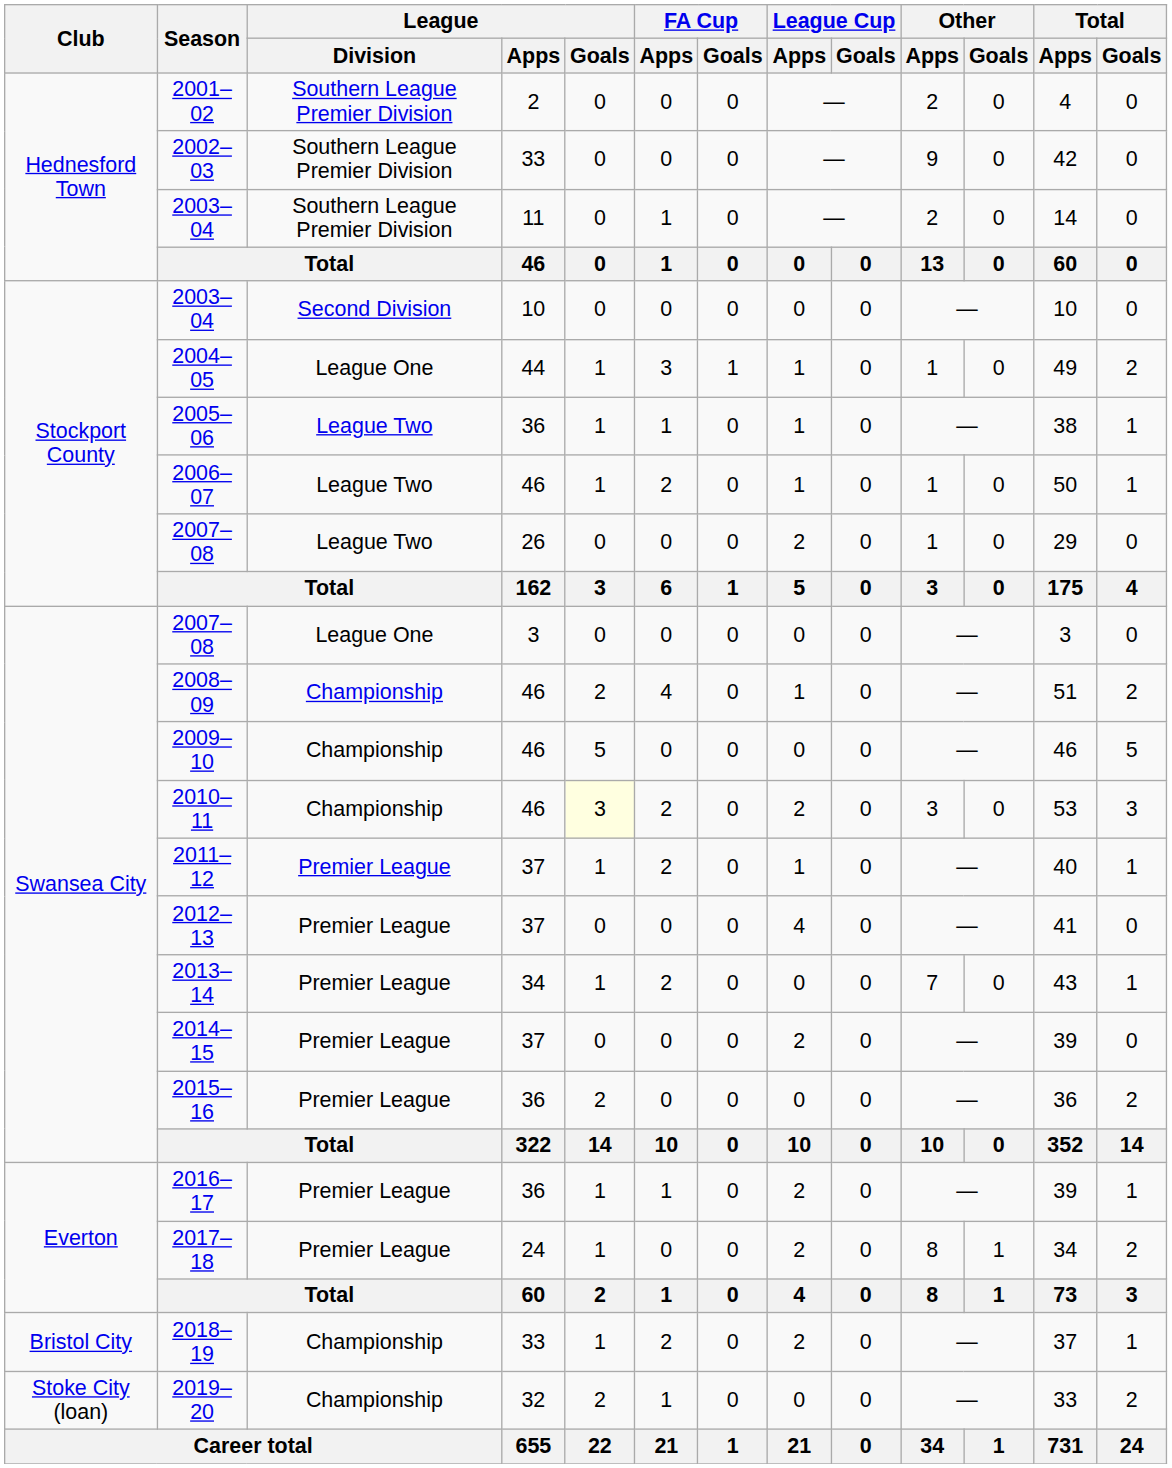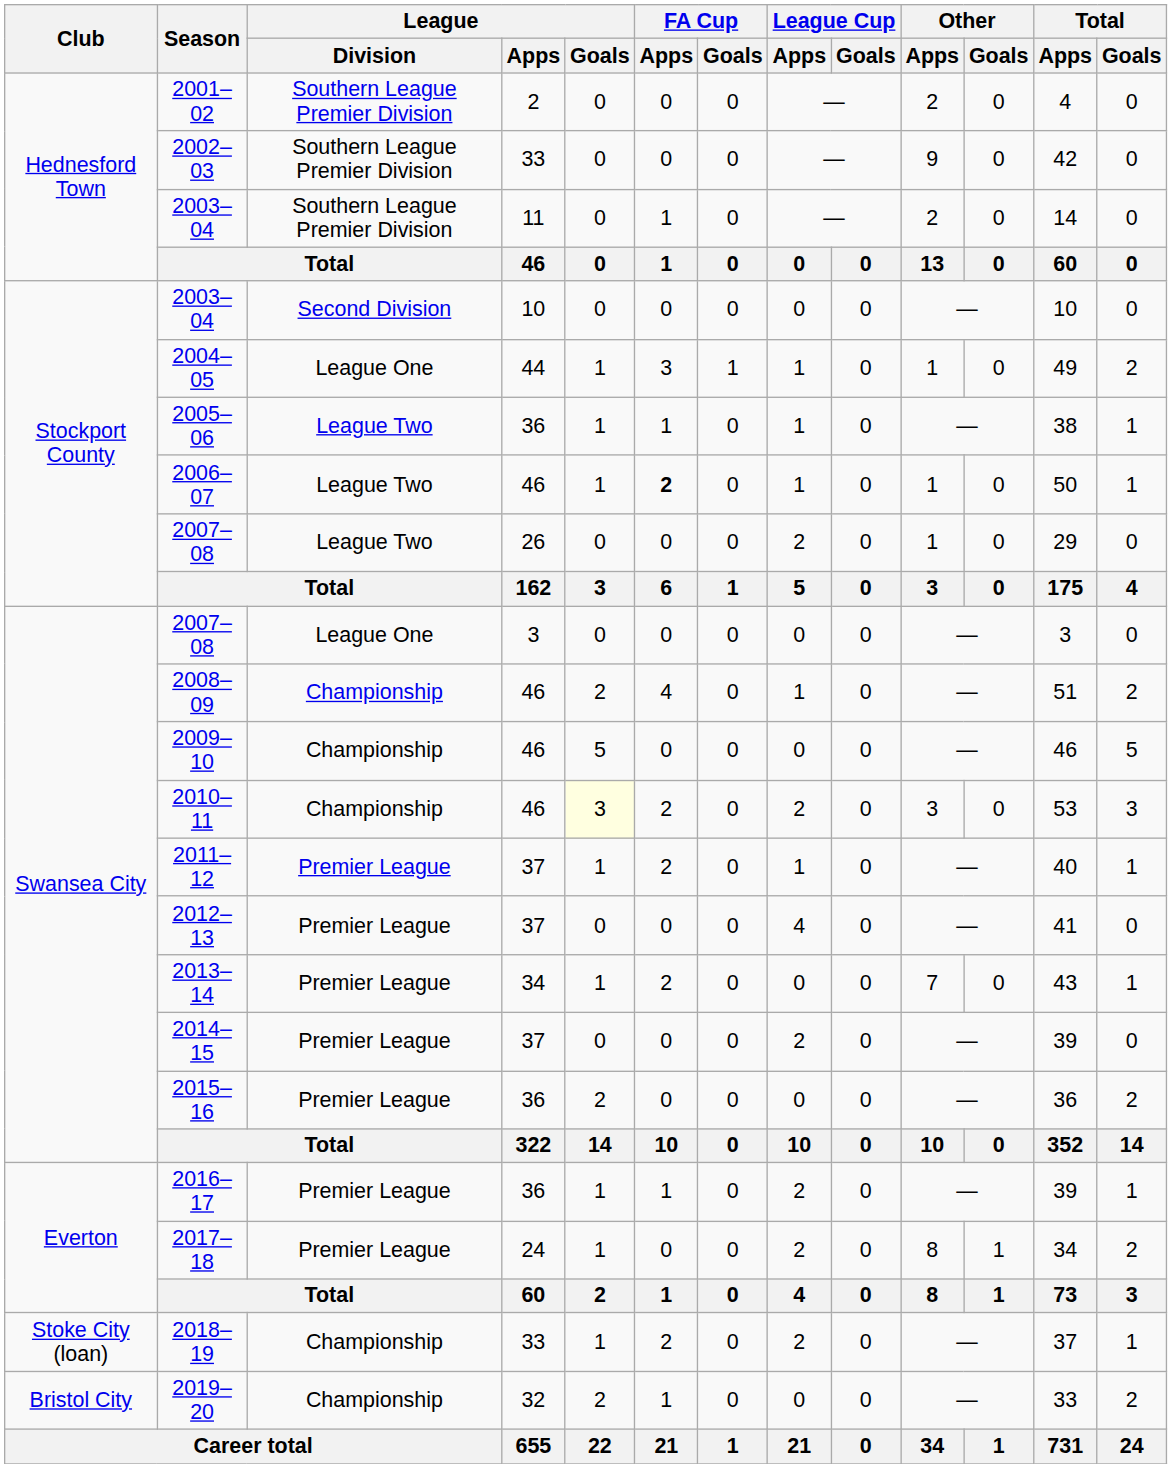(666, 484) normal -> (666, 484) bold
(81, 1341) Bristol City -> (81, 1341) Stoke City (loan)
(81, 1400) Stoke City (loan) -> (81, 1400) Bristol City
